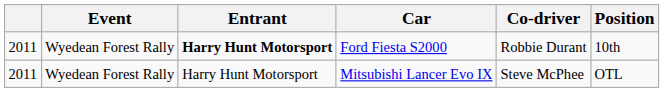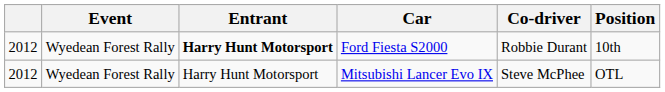(23, 47) 2011 -> (23, 47) 2012
(23, 74) 2011 -> (23, 74) 2012
